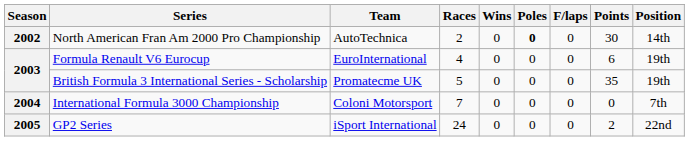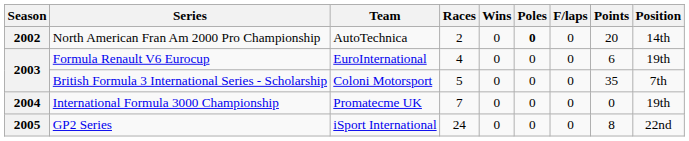(612, 37) 30 -> (612, 37) 20
(378, 81) Promatecme UK -> (383, 81) Coloni Motorsport
(658, 81) 19th -> (658, 81) 7th
(383, 103) Coloni Motorsport -> (378, 103) Promatecme UK
(658, 103) 7th -> (658, 103) 19th
(612, 125) 2 -> (612, 125) 8
